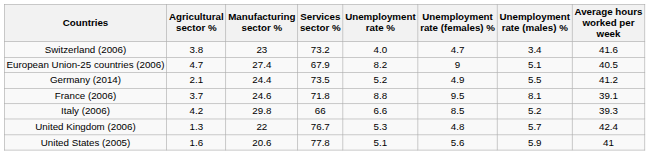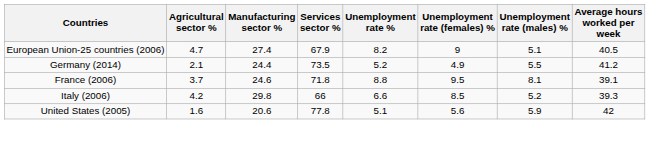- row: (85, 49)
- row: (85, 127)
(608, 142) 41 -> (608, 111) 42
